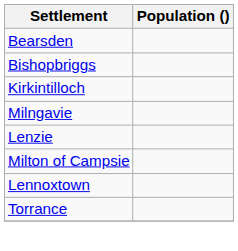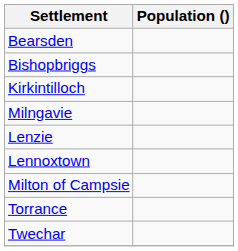rows swapped: (49, 185) <-> (69, 161)
+ row: (37, 233)
